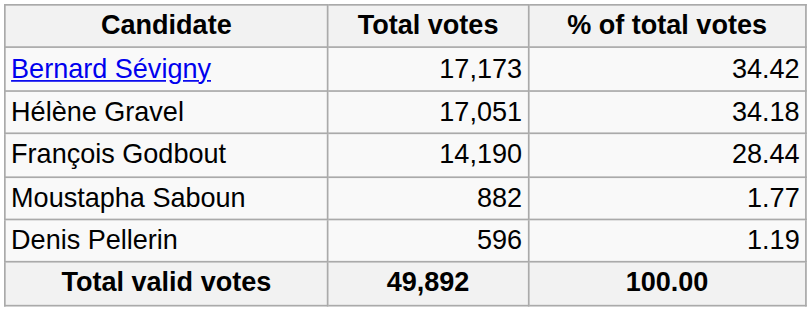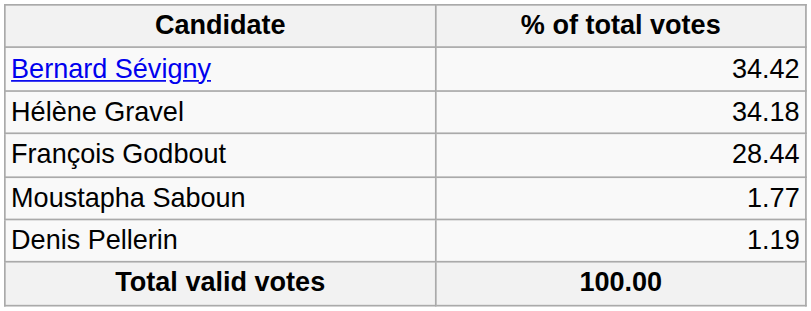- column: (428, 25)
